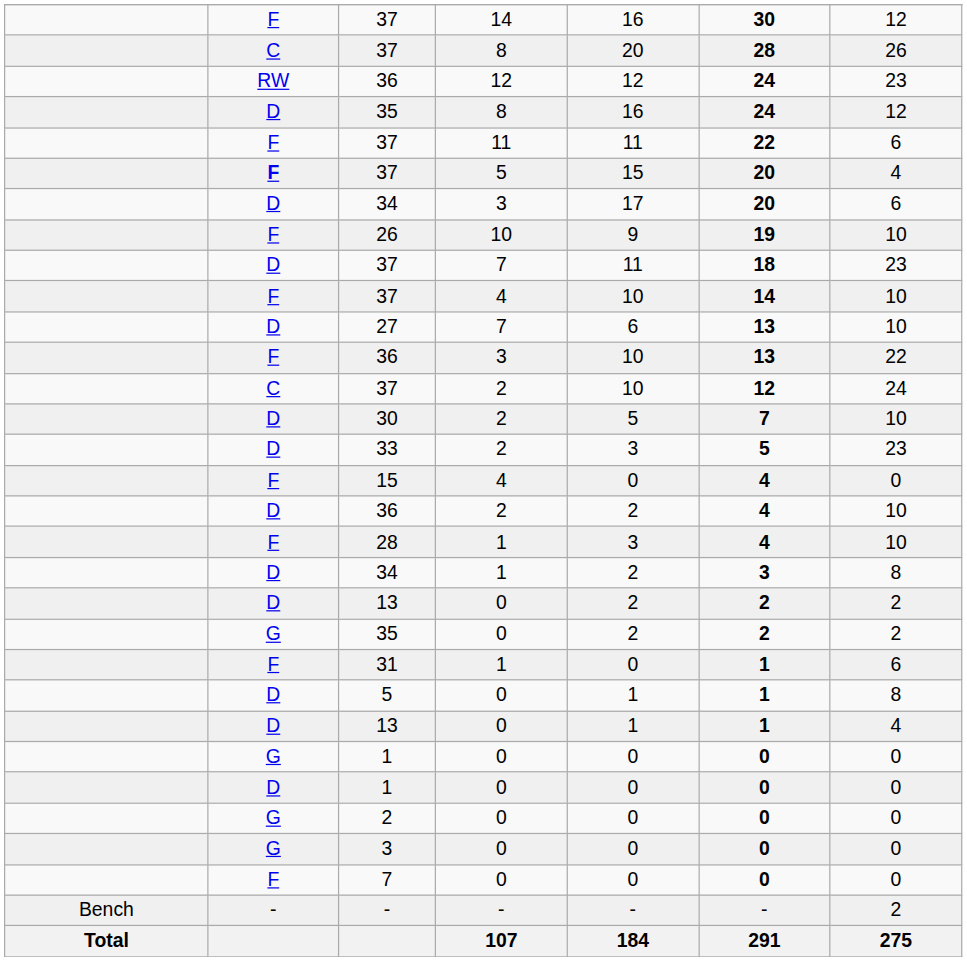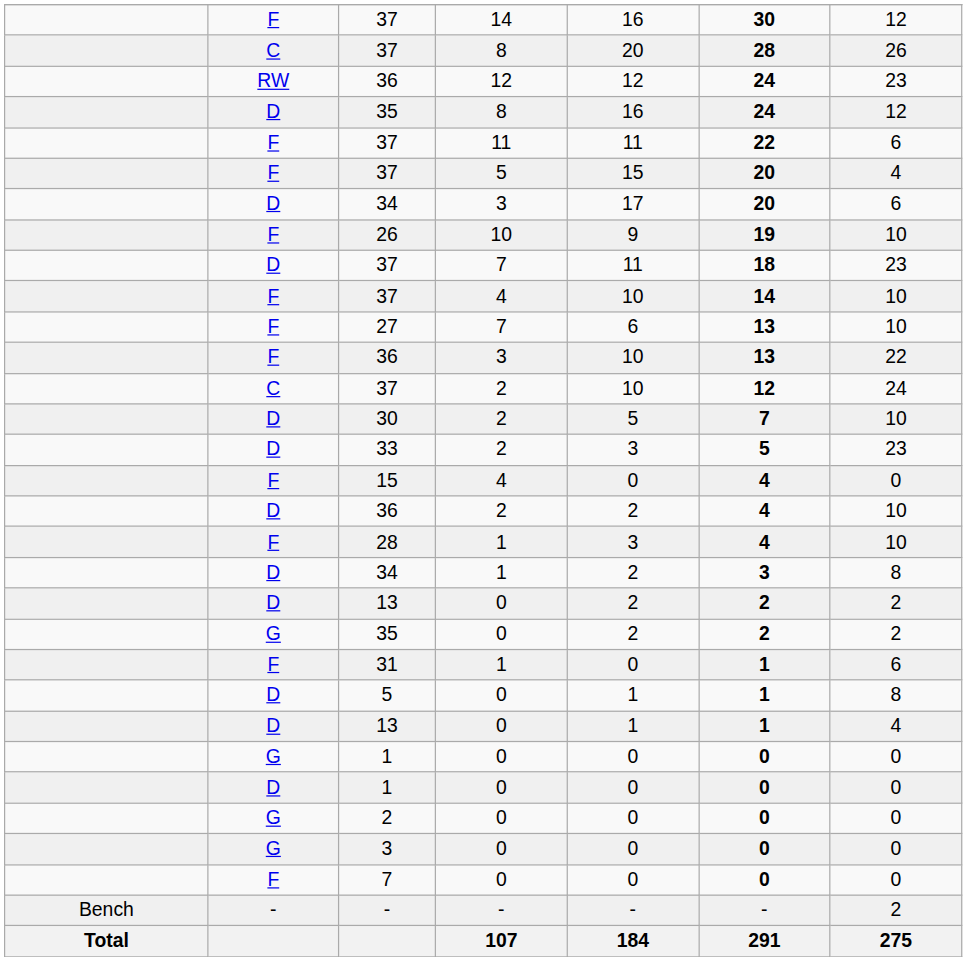(273, 173) bold -> (273, 173) normal
(273, 326) D -> (273, 326) F
